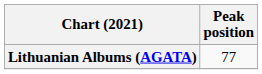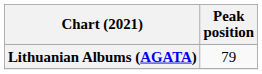(229, 56) 77 -> (229, 56) 79
